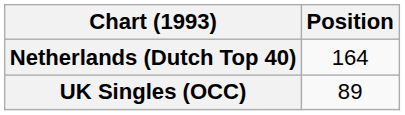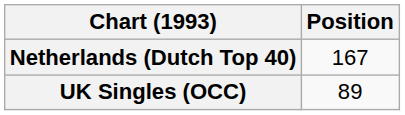(350, 57) 164 -> (350, 57) 167
